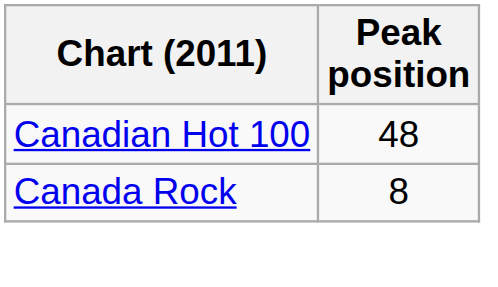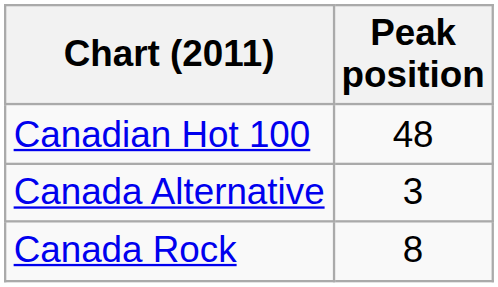+ row: (169, 191)
